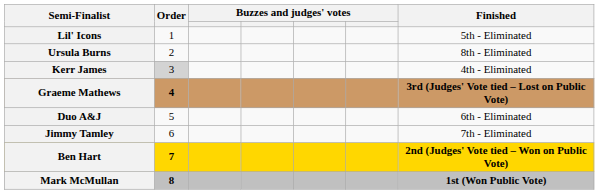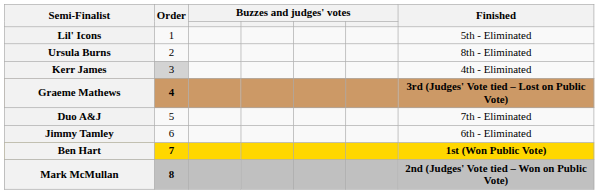(496, 116) 6th - Eliminated -> (496, 116) 7th - Eliminated
(496, 133) 7th - Eliminated -> (496, 133) 6th - Eliminated
(496, 157) 2nd (Judges' Vote tied – Won on Public Vote) -> (496, 151) 1st (Won Public Vote)
(496, 180) 1st (Won Public Vote) -> (496, 174) 2nd (Judges' Vote tied – Won on Public Vote)
